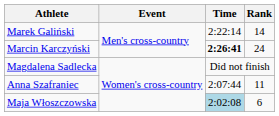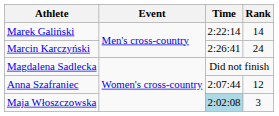(225, 49) bold -> (224, 49) normal
(259, 85) 11 -> (258, 85) 12
(259, 102) 6 -> (258, 102) 3
